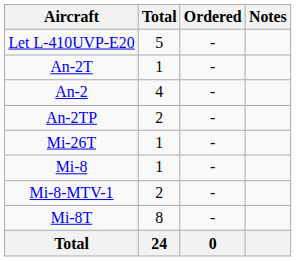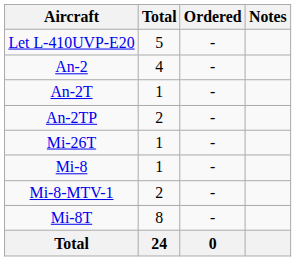rows swapped: (71, 92) <-> (72, 67)
